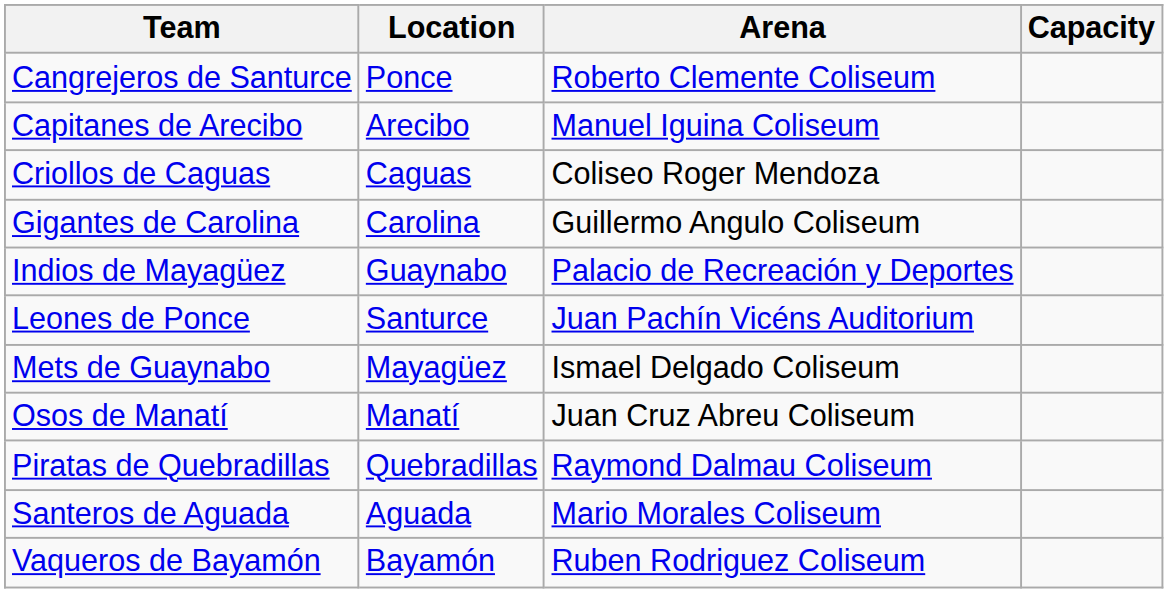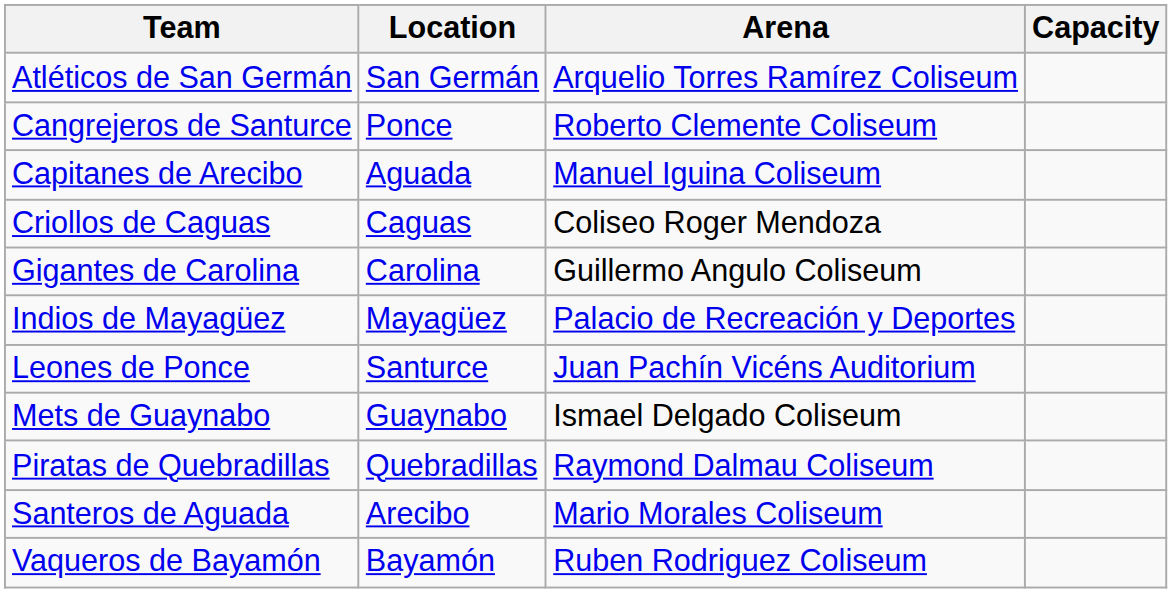+ row: (182, 77)
(418, 125) Arecibo -> (419, 174) Aguada
(436, 271) Guaynabo -> (436, 319) Mayagüez
(436, 367) Mayagüez -> (436, 416) Guaynabo
- row: (120, 416)
(419, 513) Aguada -> (418, 513) Arecibo
